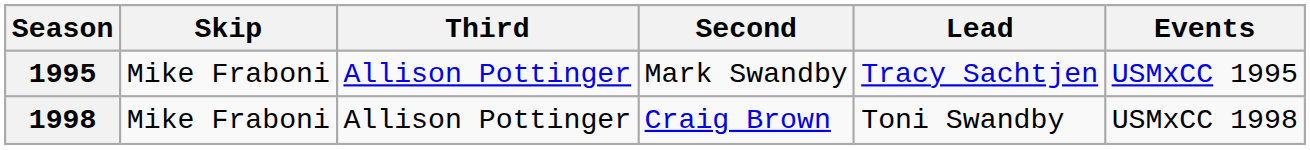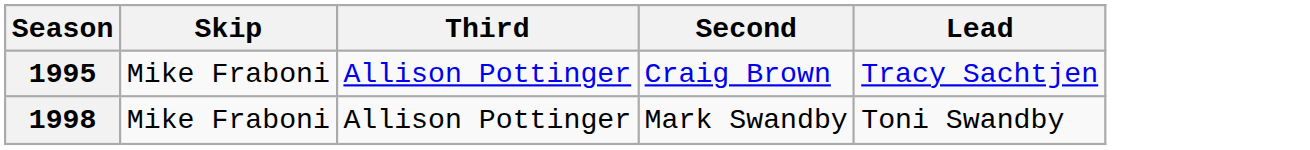- column: (1205, 28)
(746, 74) Mark Swandby -> (738, 74) Craig Brown
(738, 120) Craig Brown -> (746, 120) Mark Swandby
